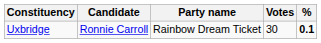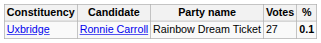(272, 30) 30 -> (272, 30) 27
